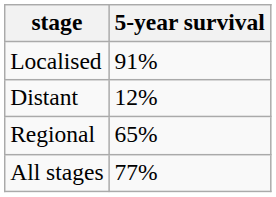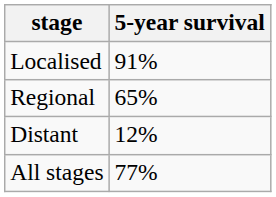rows swapped: (53, 135) <-> (44, 97)
